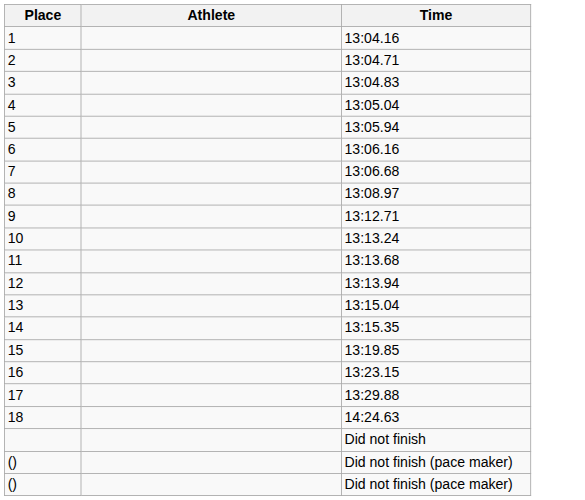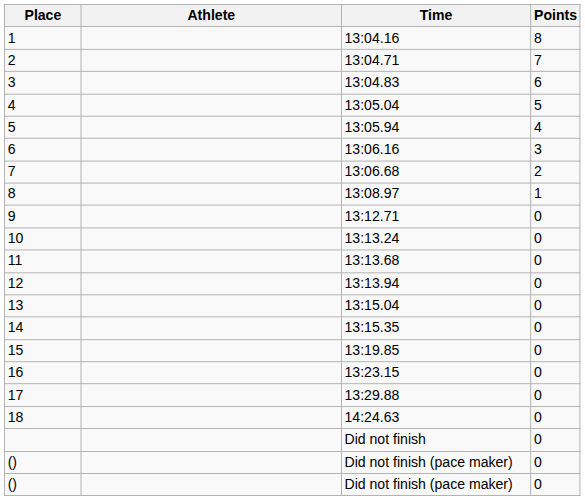+ column: (556, 15)
